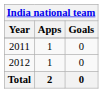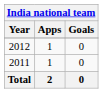rows swapped: (19, 46) <-> (19, 63)
